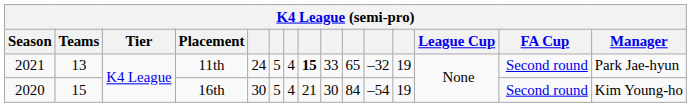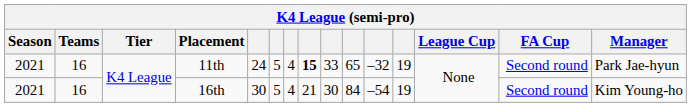(79, 66) 13 -> (79, 66) 16
(30, 90) 2020 -> (30, 90) 2021
(79, 90) 15 -> (79, 90) 16
